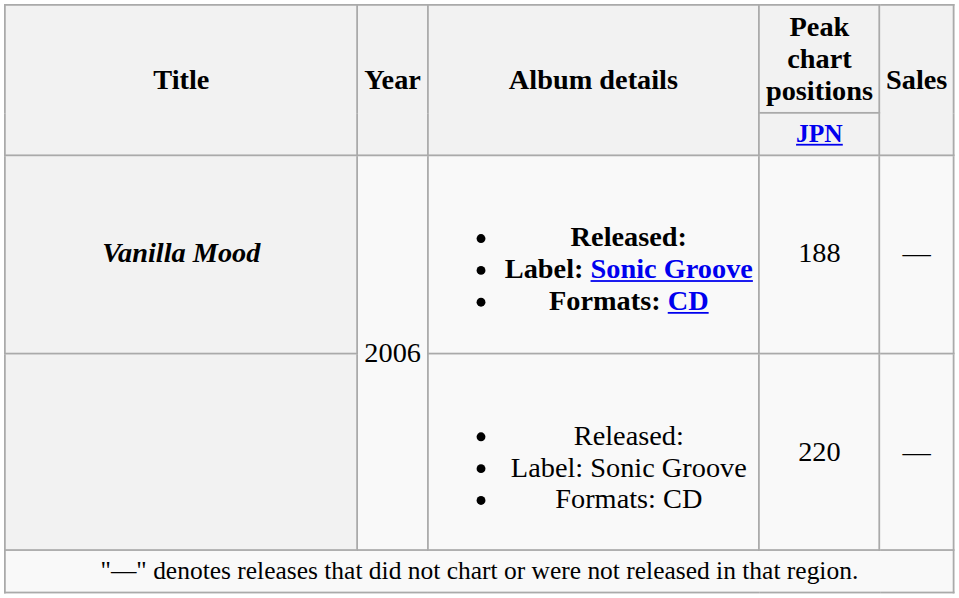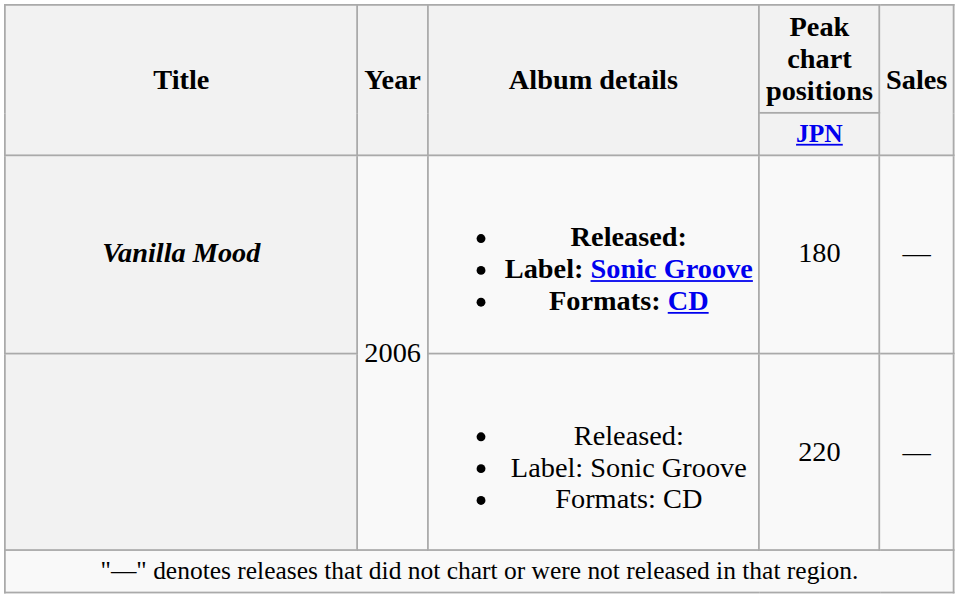(819, 253) 188 -> (819, 253) 180
